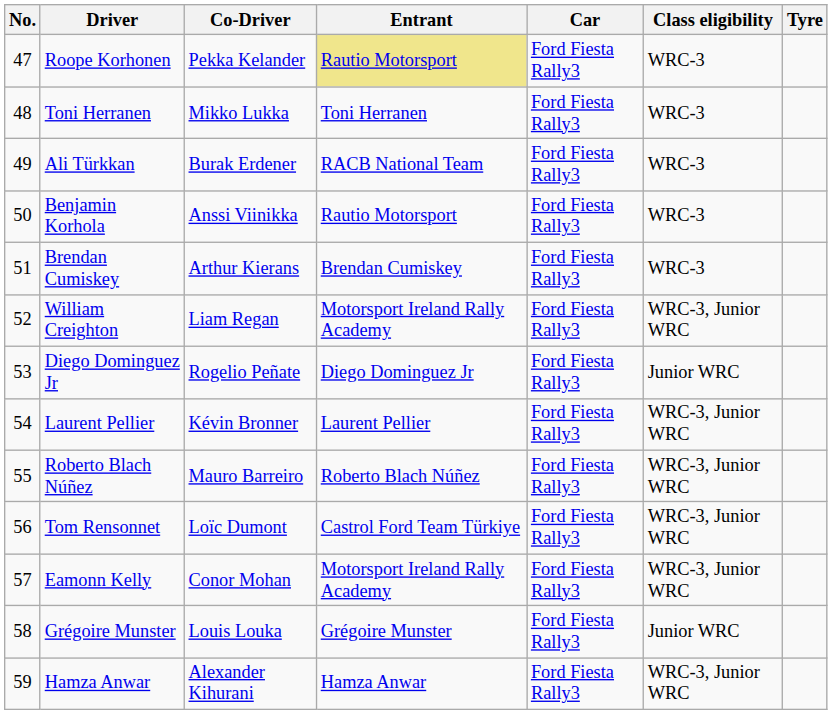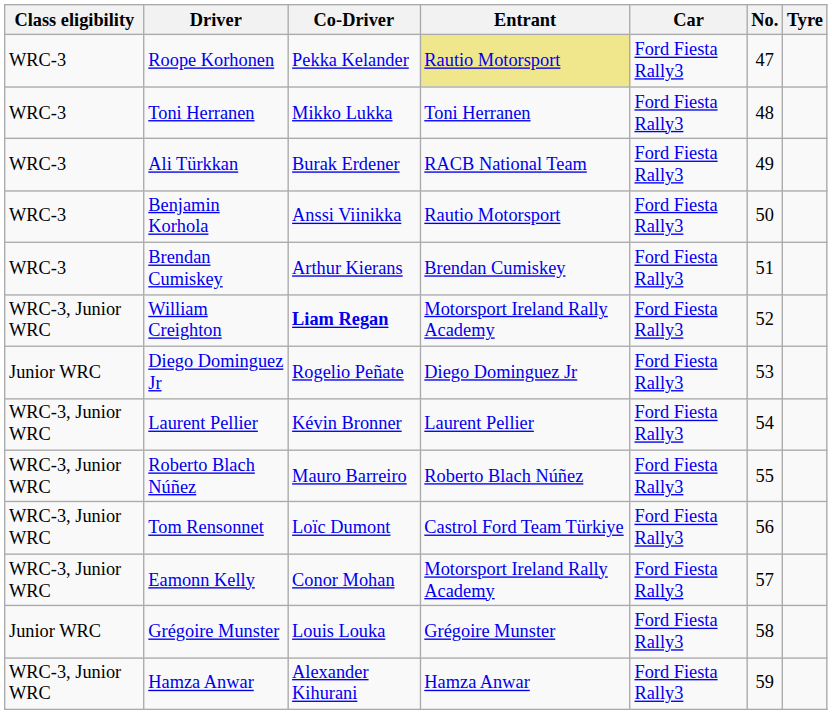columns swapped: (23, 19) <-> (713, 19)
(234, 319) normal -> (340, 319) bold
